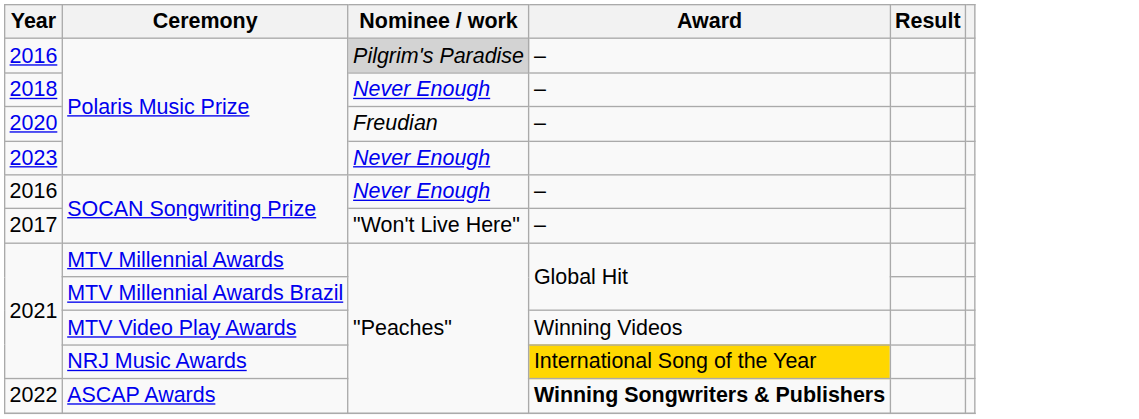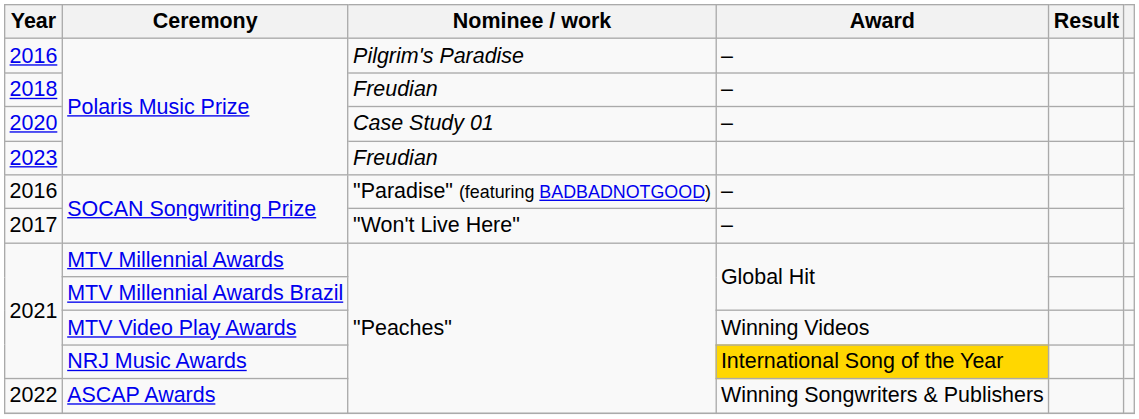(439, 55) lightgrey background -> (439, 55) no background
(422, 89) Never Enough -> (395, 89) Freudian
(395, 123) Freudian -> (423, 123) Case Study 01
(422, 157) Never Enough -> (395, 157) Freudian
(422, 191) Never Enough -> (532, 191) "Paradise" (featuring BADBADNOTGOOD)
(710, 395) bold -> (882, 395) normal
